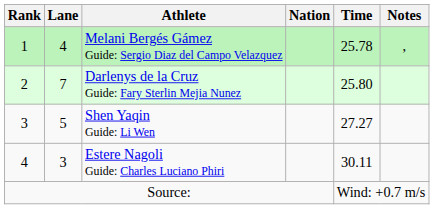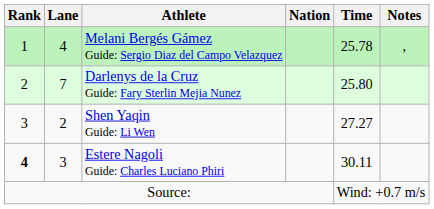(63, 123) 5 -> (63, 123) 2
(24, 162) normal -> (24, 162) bold
